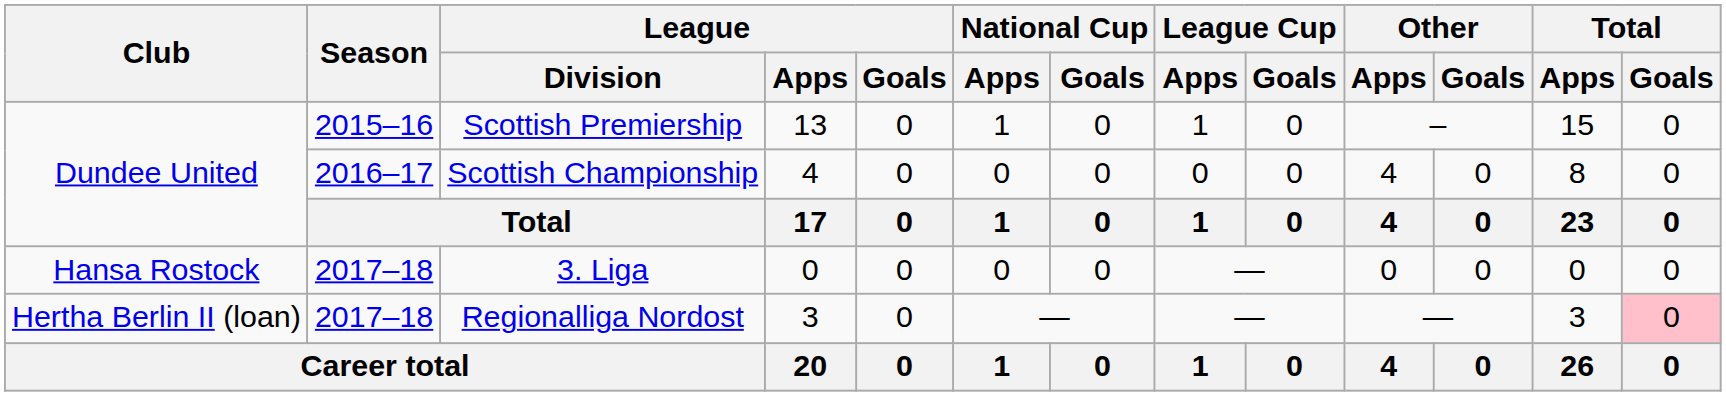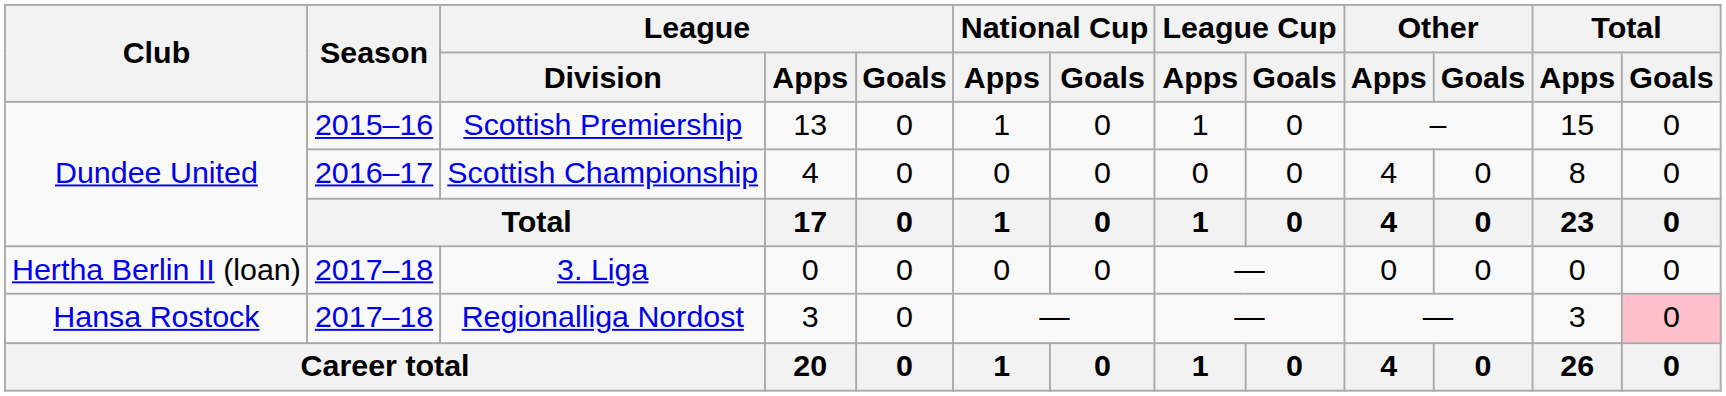(156, 269) Hansa Rostock -> (156, 269) Hertha Berlin II (loan)
(156, 317) Hertha Berlin II (loan) -> (156, 317) Hansa Rostock
